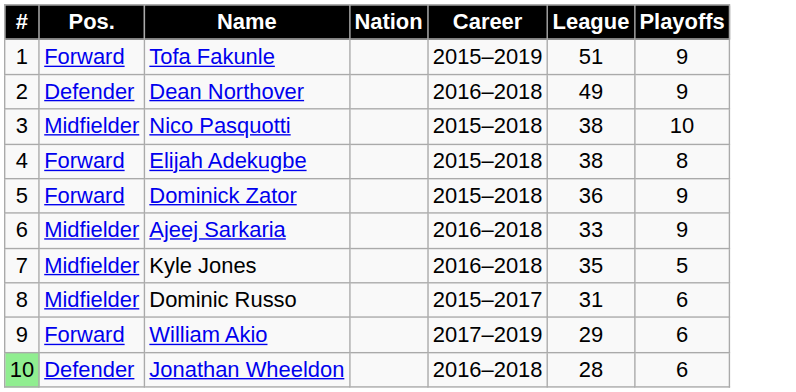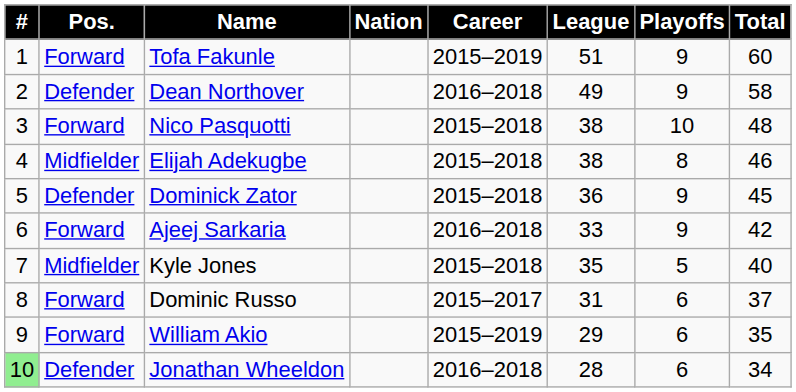+ column: (760, 21)
(92, 126) Midfielder -> (84, 126) Forward
(84, 160) Forward -> (92, 160) Midfielder
(84, 195) Forward -> (89, 195) Defender
(92, 230) Midfielder -> (84, 230) Forward
(488, 265) 2016–2018 -> (488, 265) 2015–2018
(92, 299) Midfielder -> (84, 299) Forward
(488, 334) 2017–2019 -> (488, 334) 2015–2019
